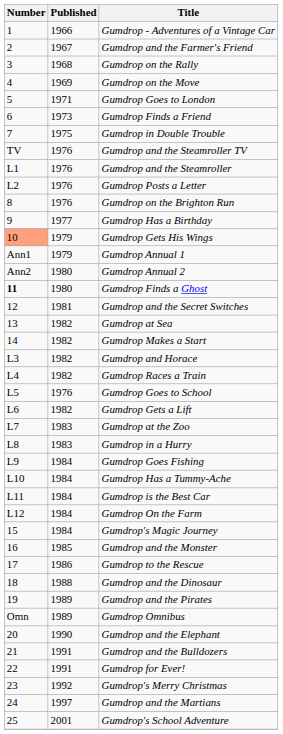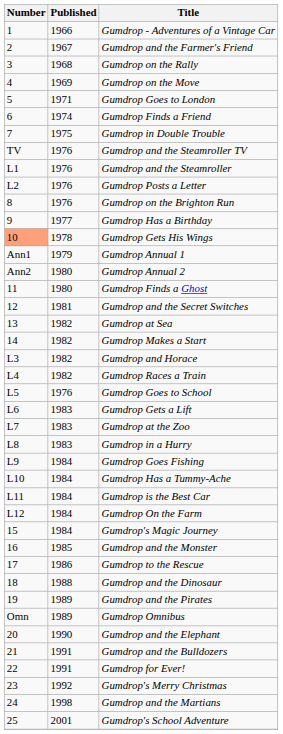(61, 116) 1973 -> (61, 116) 1974
(61, 237) 1979 -> (61, 237) 1978
(12, 289) bold -> (12, 289) normal
(61, 409) 1982 -> (61, 409) 1983
(61, 703) 1997 -> (61, 703) 1998
